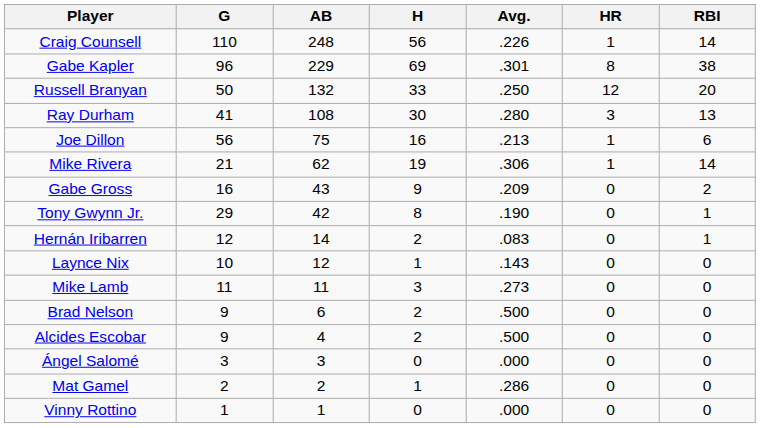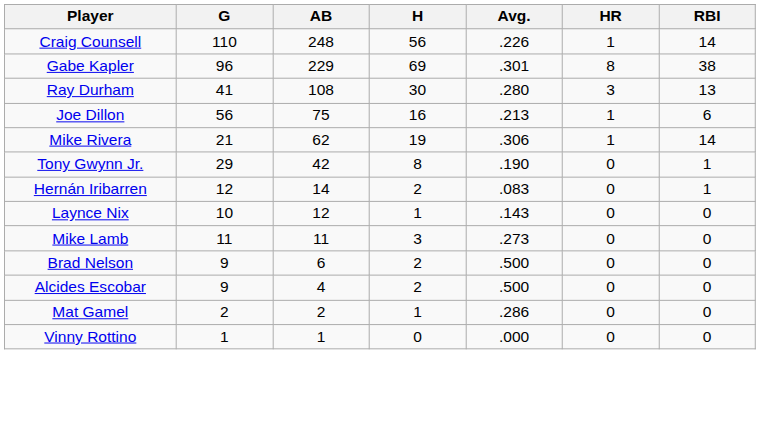- row: (90, 90)
- row: (90, 189)
- row: (90, 361)
